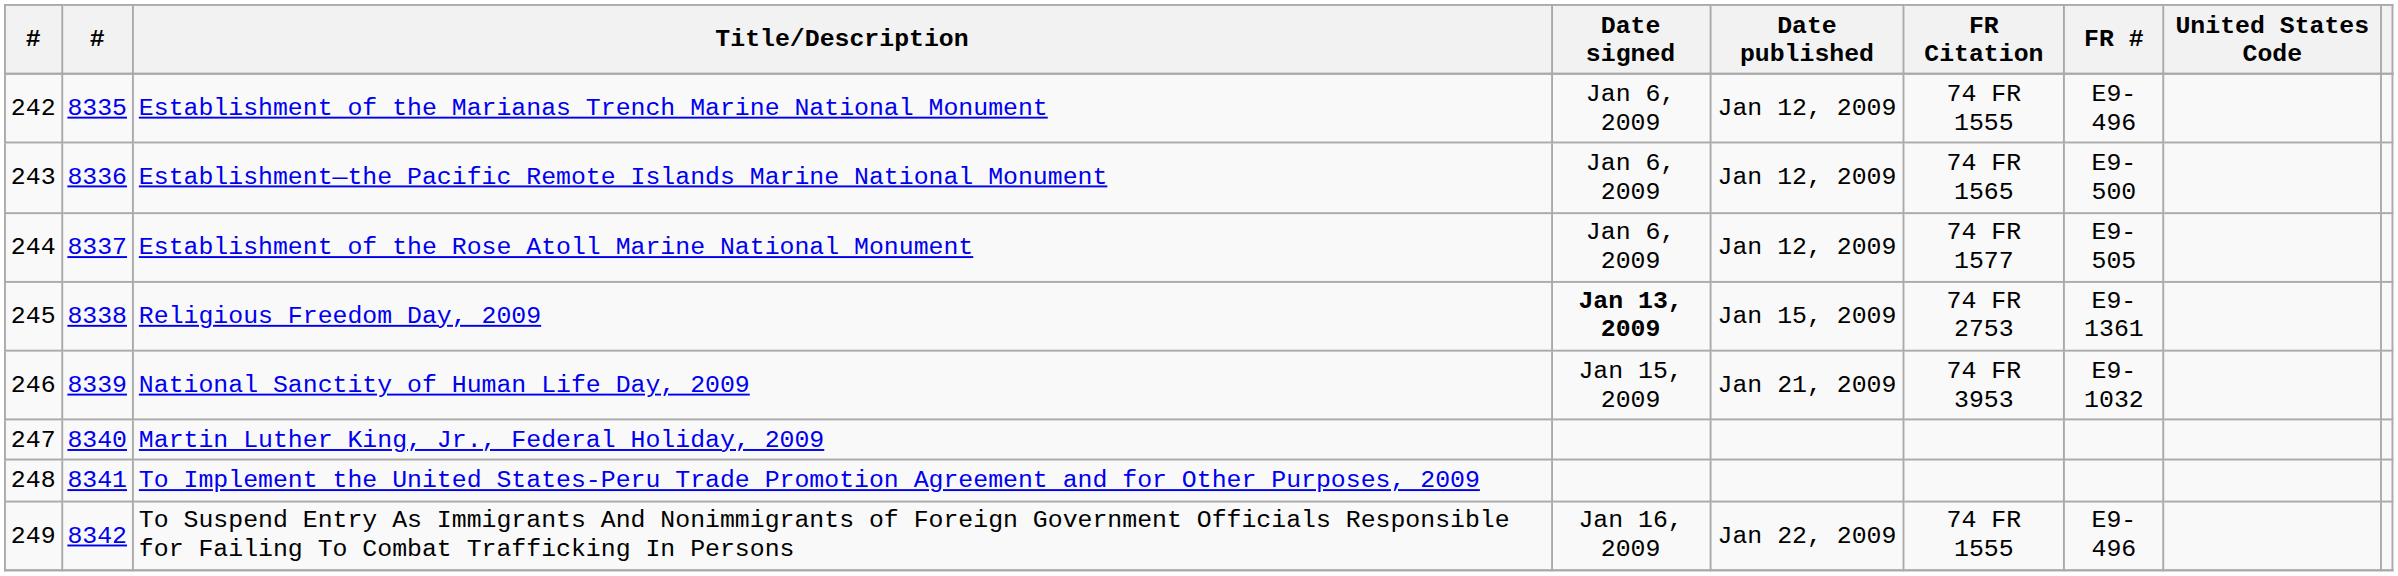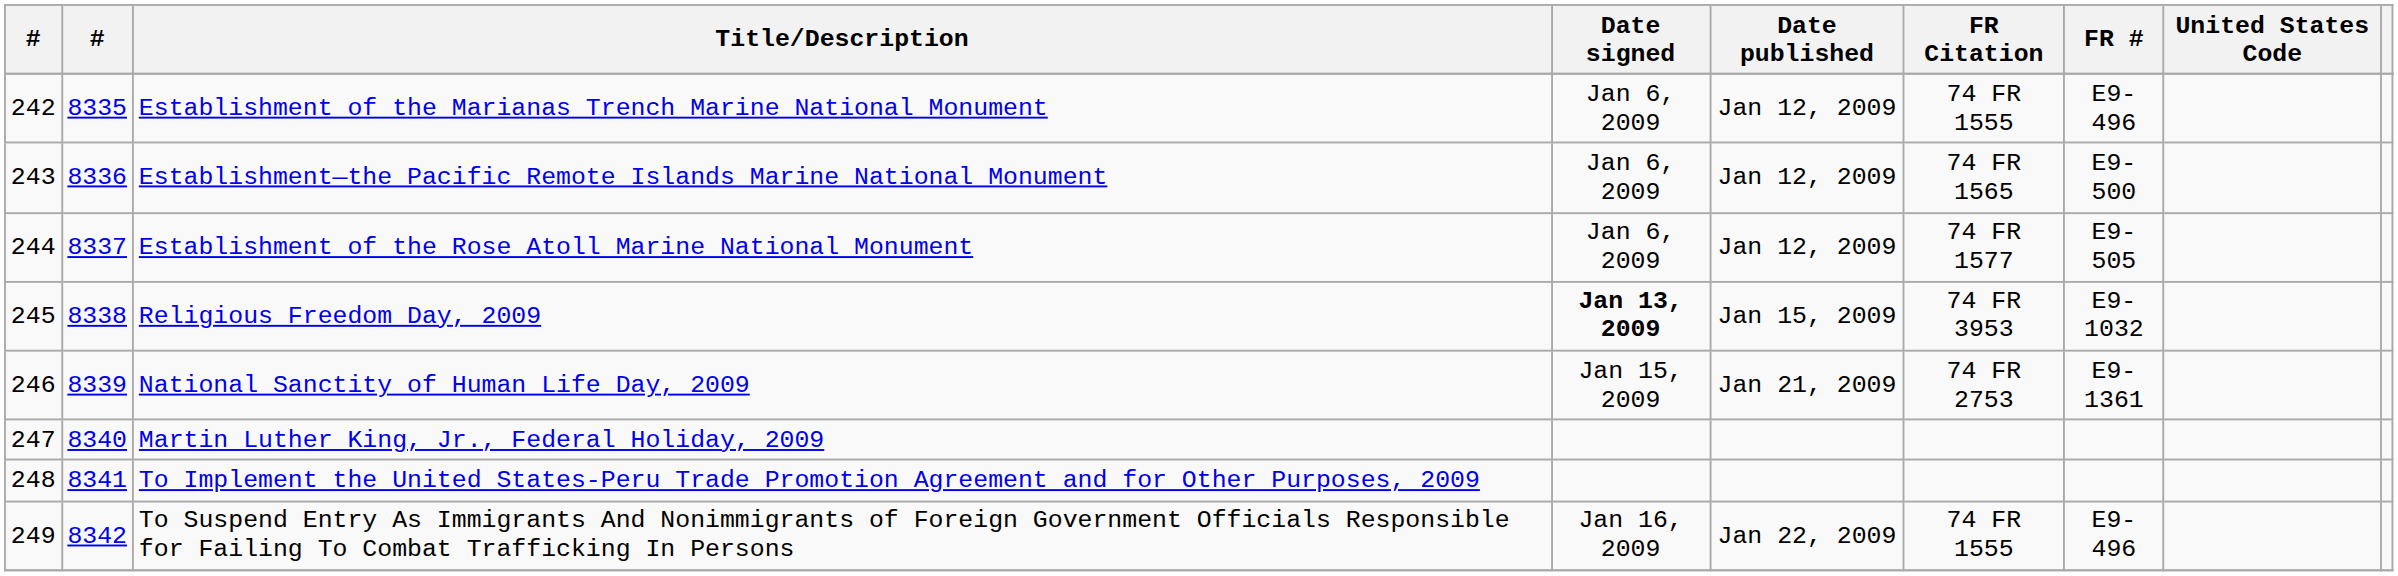(1984, 316) 74 FR 2753 -> (1984, 316) 74 FR 3953
(2114, 316) E9-1361 -> (2114, 316) E9-1032
(1984, 385) 74 FR 3953 -> (1984, 385) 74 FR 2753
(2114, 385) E9-1032 -> (2114, 385) E9-1361
